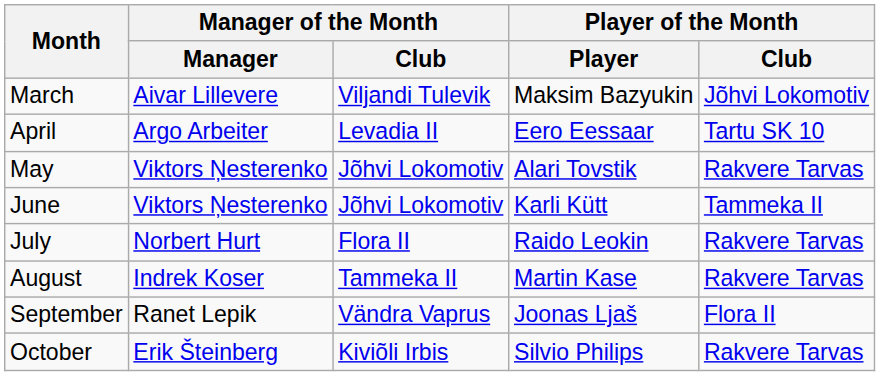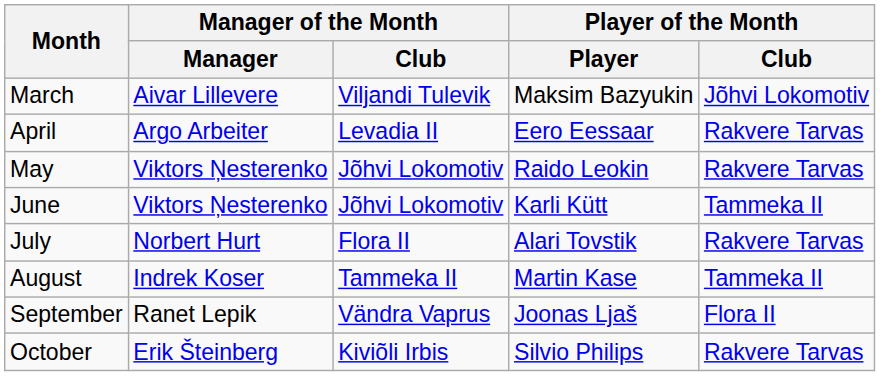(764, 132) Tartu SK 10 -> (784, 132) Rakvere Tarvas
(575, 168) Alari Tovstik -> (581, 168) Raido Leokin
(581, 242) Raido Leokin -> (575, 242) Alari Tovstik
(784, 278) Rakvere Tarvas -> (763, 278) Tammeka II
